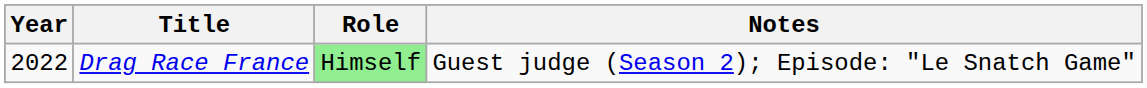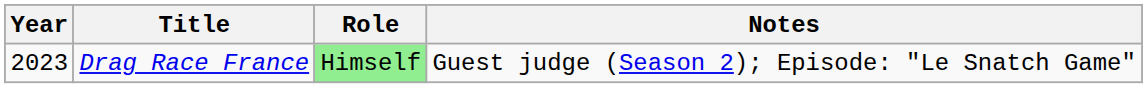(39, 63) 2022 -> (39, 63) 2023
